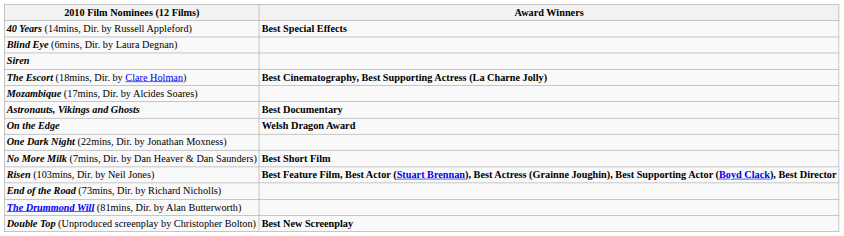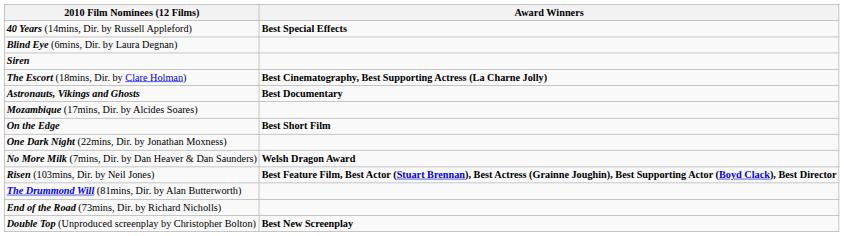rows swapped: (102, 93) <-> (73, 110)
(309, 126) Welsh Dragon Award -> (296, 126) Best Short Film
(296, 158) Best Short Film -> (309, 158) Welsh Dragon Award
rows swapped: (124, 207) <-> (114, 191)
